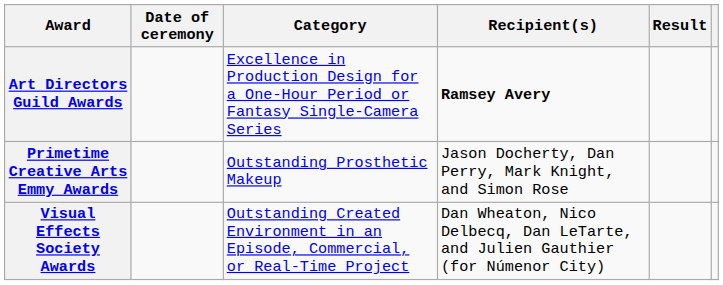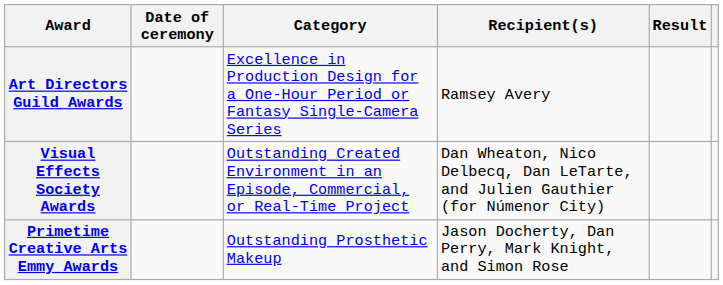(496, 94) bold -> (496, 94) normal
rows swapped: (68, 172) <-> (68, 241)
